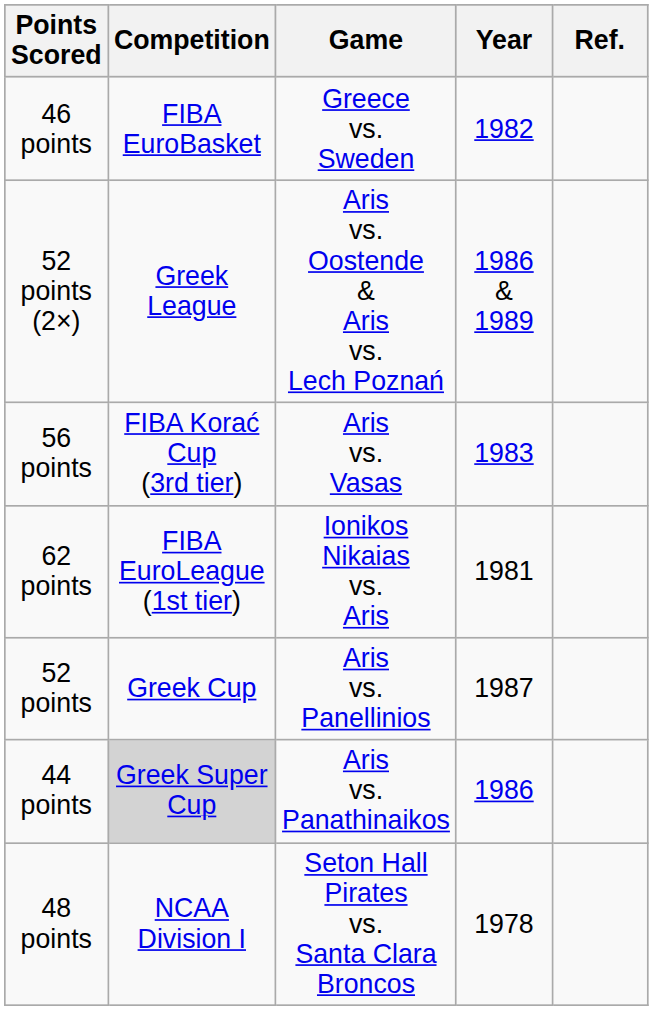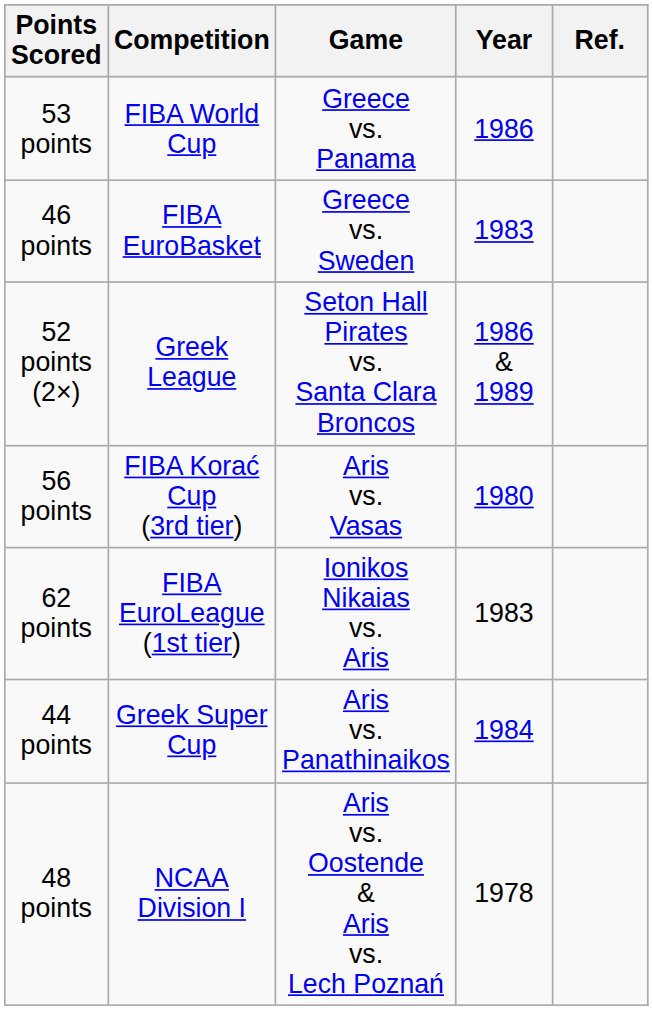+ row: (56, 128)
(504, 128) 1982 -> (504, 230) 1983
(366, 290) Aris vs. Oostende & Aris vs. Lech Poznań -> (366, 363) Seton Hall Pirates vs. Santa Clara Broncos
(504, 453) 1983 -> (504, 495) 1980
(504, 570) 1981 -> (504, 613) 1983
- row: (56, 688)
(192, 790) lightgrey background -> (192, 730) no background
(504, 790) 1986 -> (504, 730) 1984
(366, 923) Seton Hall Pirates vs. Santa Clara Broncos -> (366, 893) Aris vs. Oostende & Aris vs. Lech Poznań
